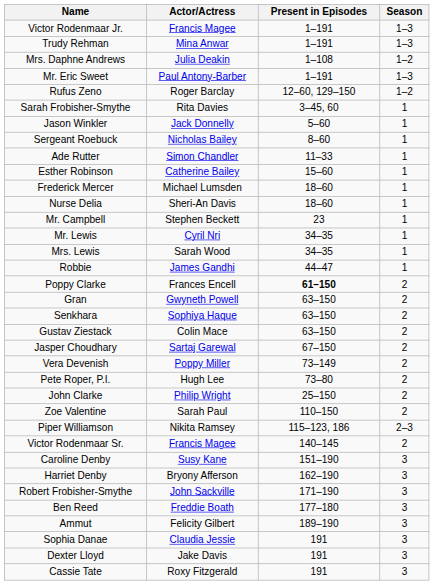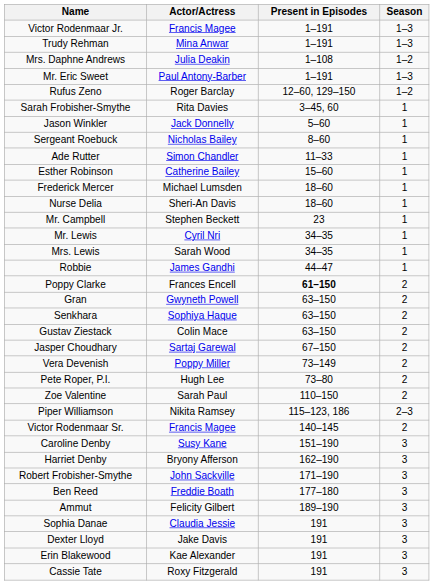- row: (75, 396)
+ row: (75, 556)
